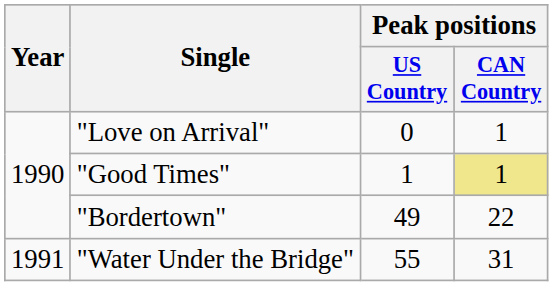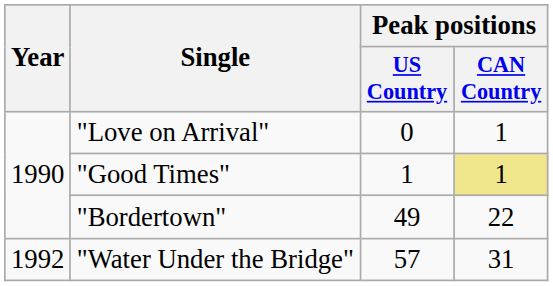(38, 259) 1991 -> (38, 259) 1992
(407, 259) 55 -> (407, 259) 57
